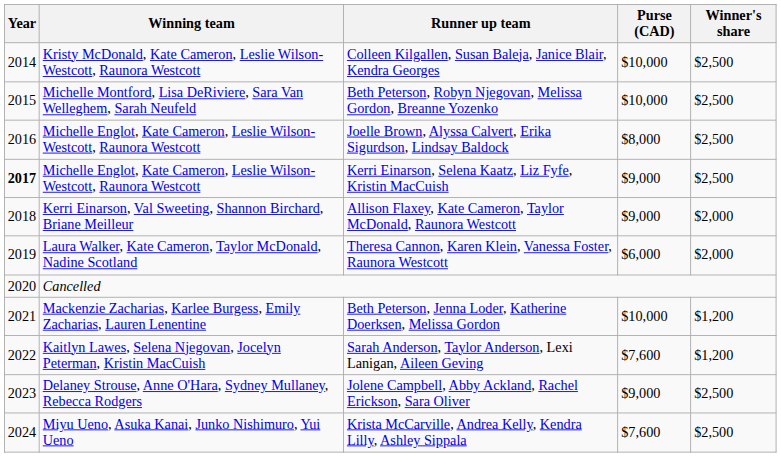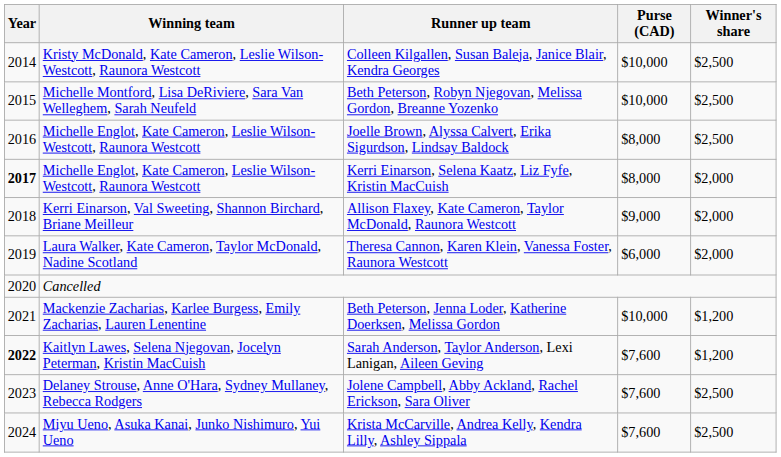(641, 178) $9,000 -> (641, 178) $8,000
(714, 178) $2,500 -> (714, 178) $2,000
(22, 355) normal -> (22, 355) bold
(641, 393) $9,000 -> (641, 393) $7,600
